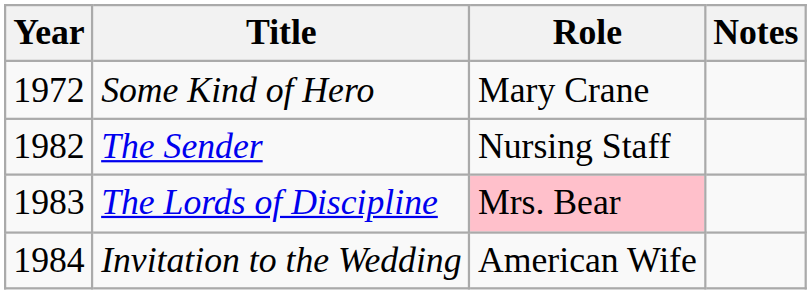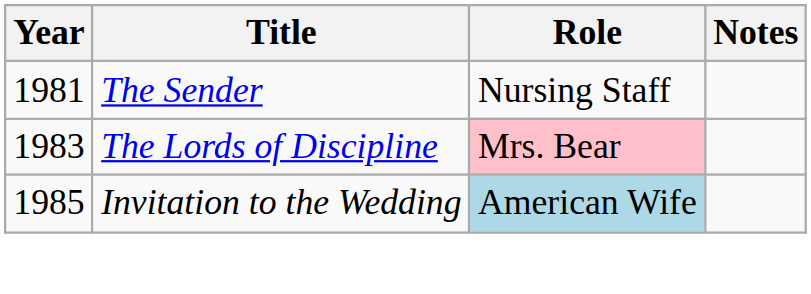- row: (238, 89)
(49, 145) 1982 -> (49, 89) 1981
(49, 259) 1984 -> (49, 202) 1985
(587, 259) no background -> (587, 202) lightblue background
